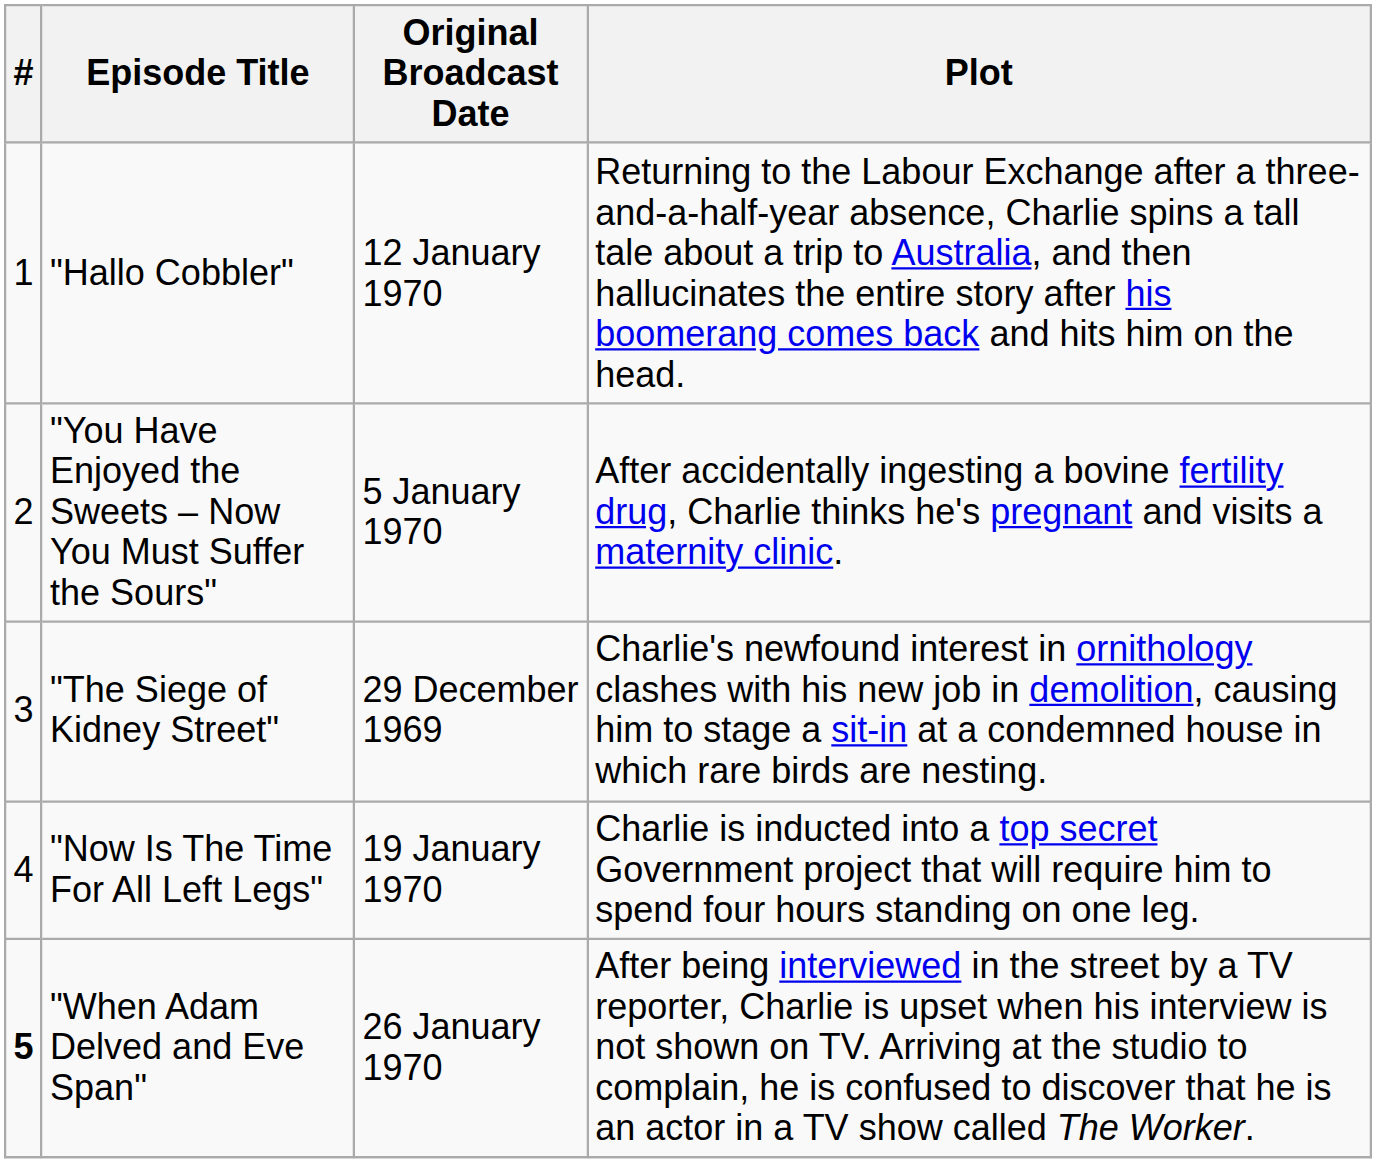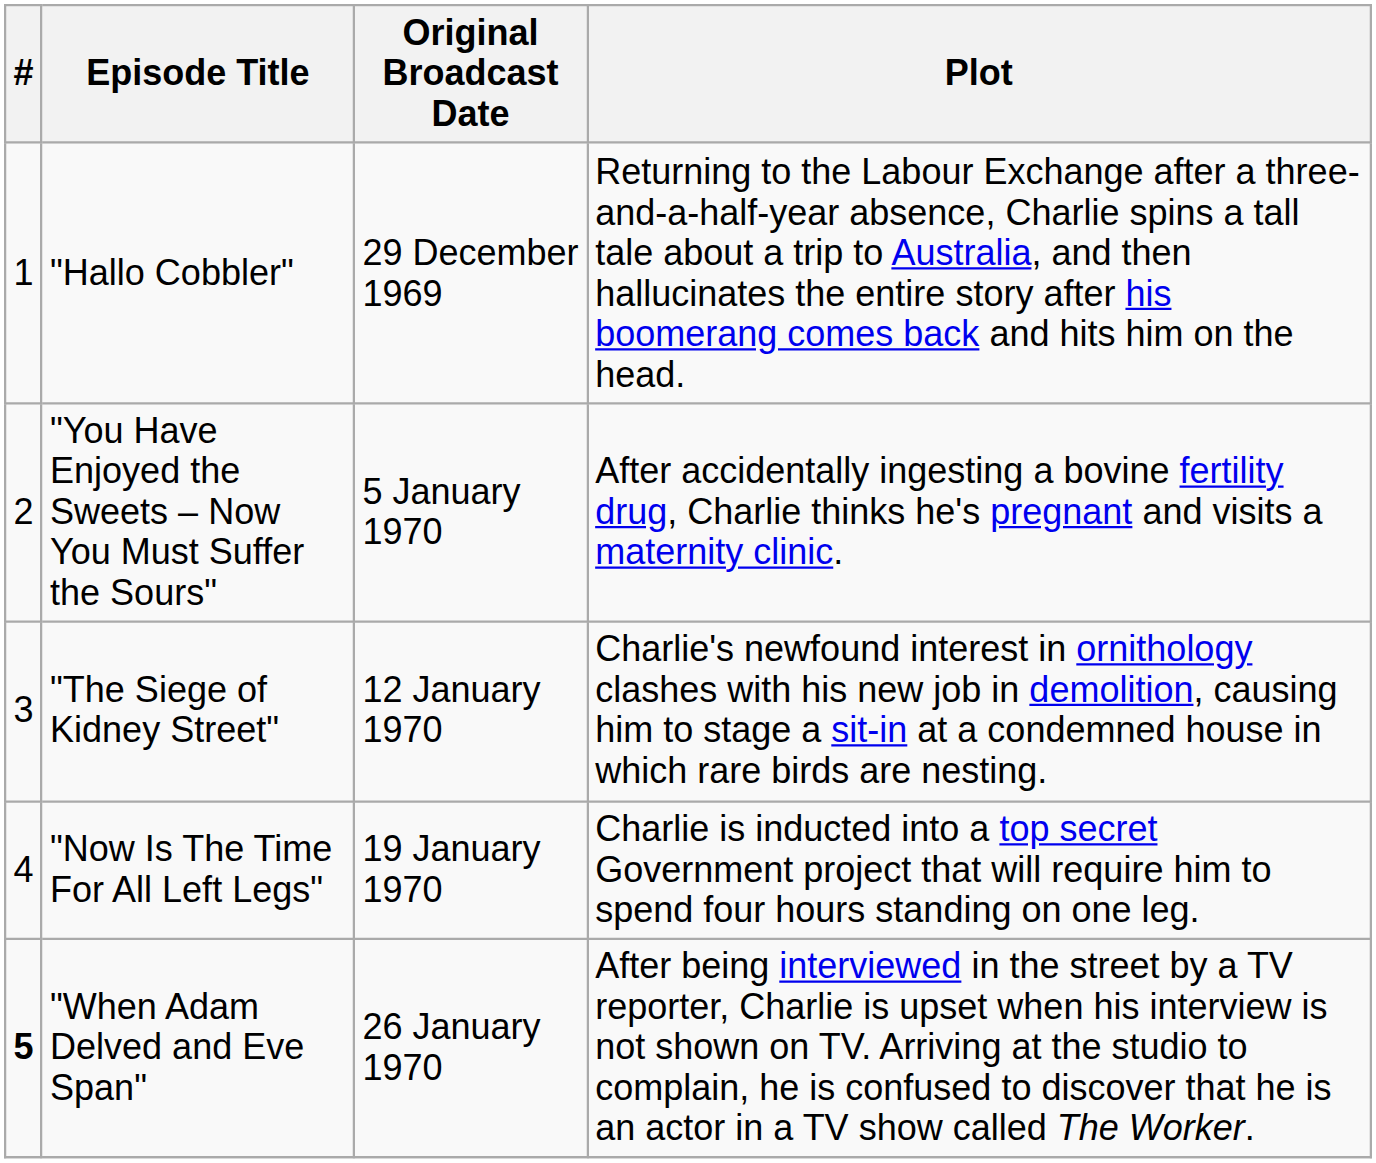(451, 272) 12 January 1970 -> (470, 272) 29 December 1969
(470, 710) 29 December 1969 -> (451, 710) 12 January 1970
